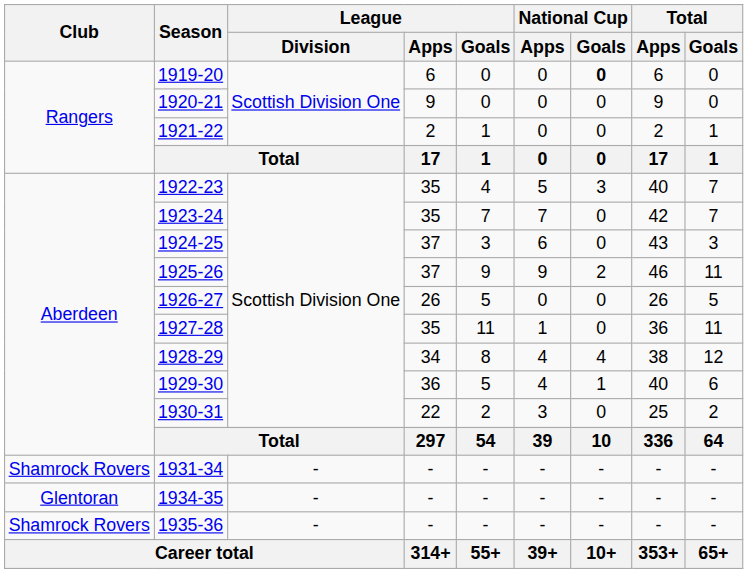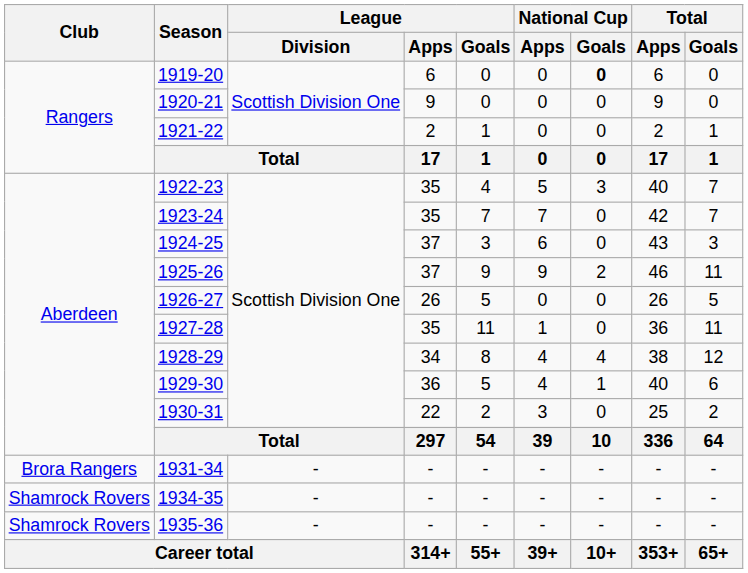(79, 469) Shamrock Rovers -> (79, 469) Brora Rangers
(79, 497) Glentoran -> (79, 497) Shamrock Rovers
